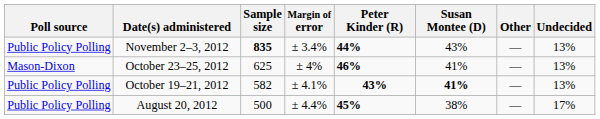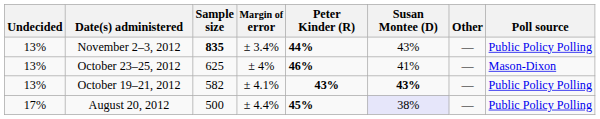columns swapped: (59, 27) <-> (564, 27)
(456, 85) 41% -> (408, 85) 43%
(456, 104) no background -> (408, 104) lavender background
